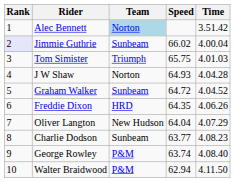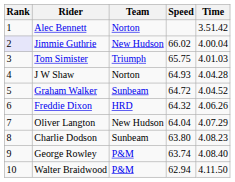(126, 28) lightblue background -> (126, 28) no background
(130, 43) Sunbeam -> (138, 43) New Hudson
(179, 106) 64.35 -> (179, 106) 64.32
(179, 138) 63.77 -> (179, 138) 63.80
